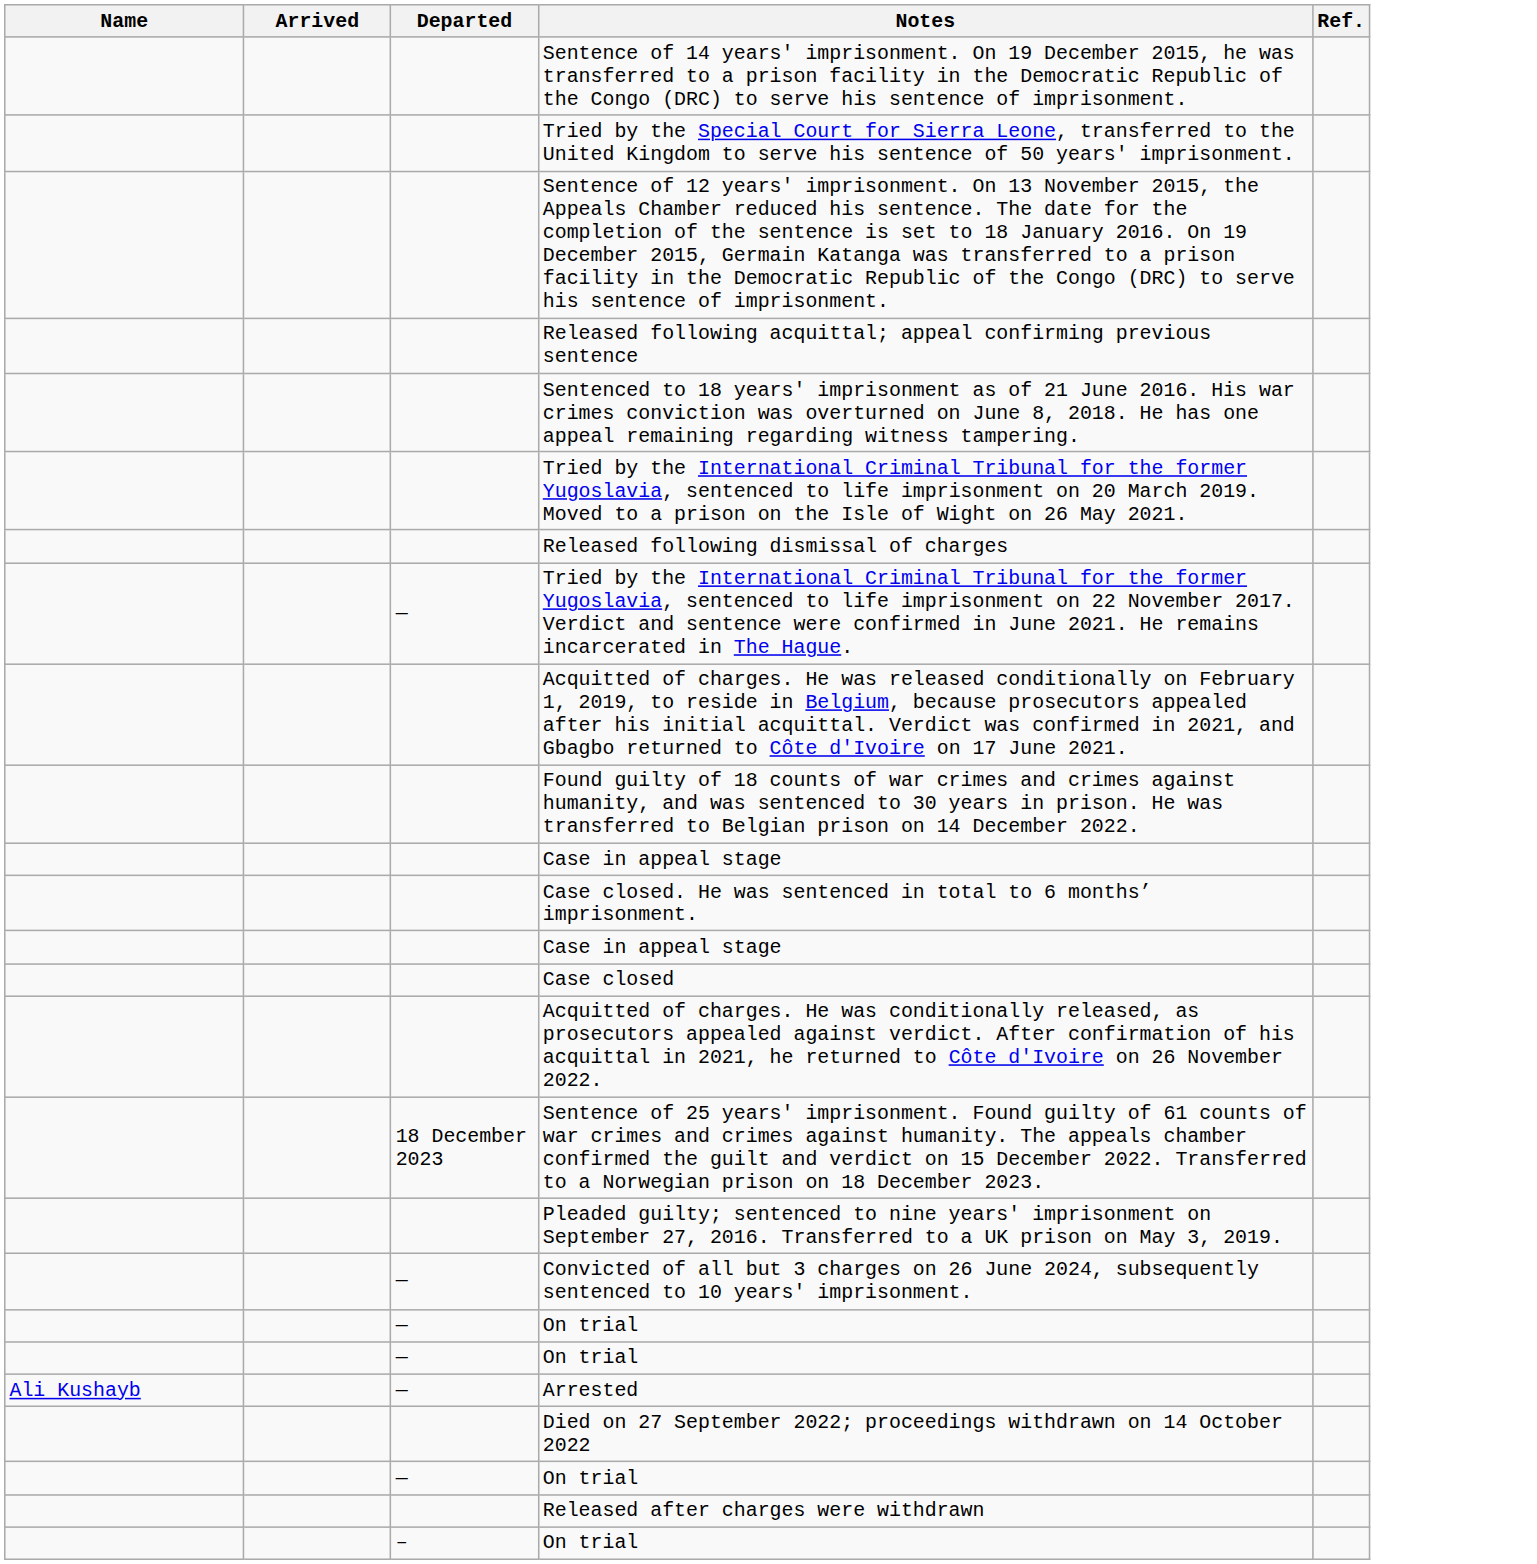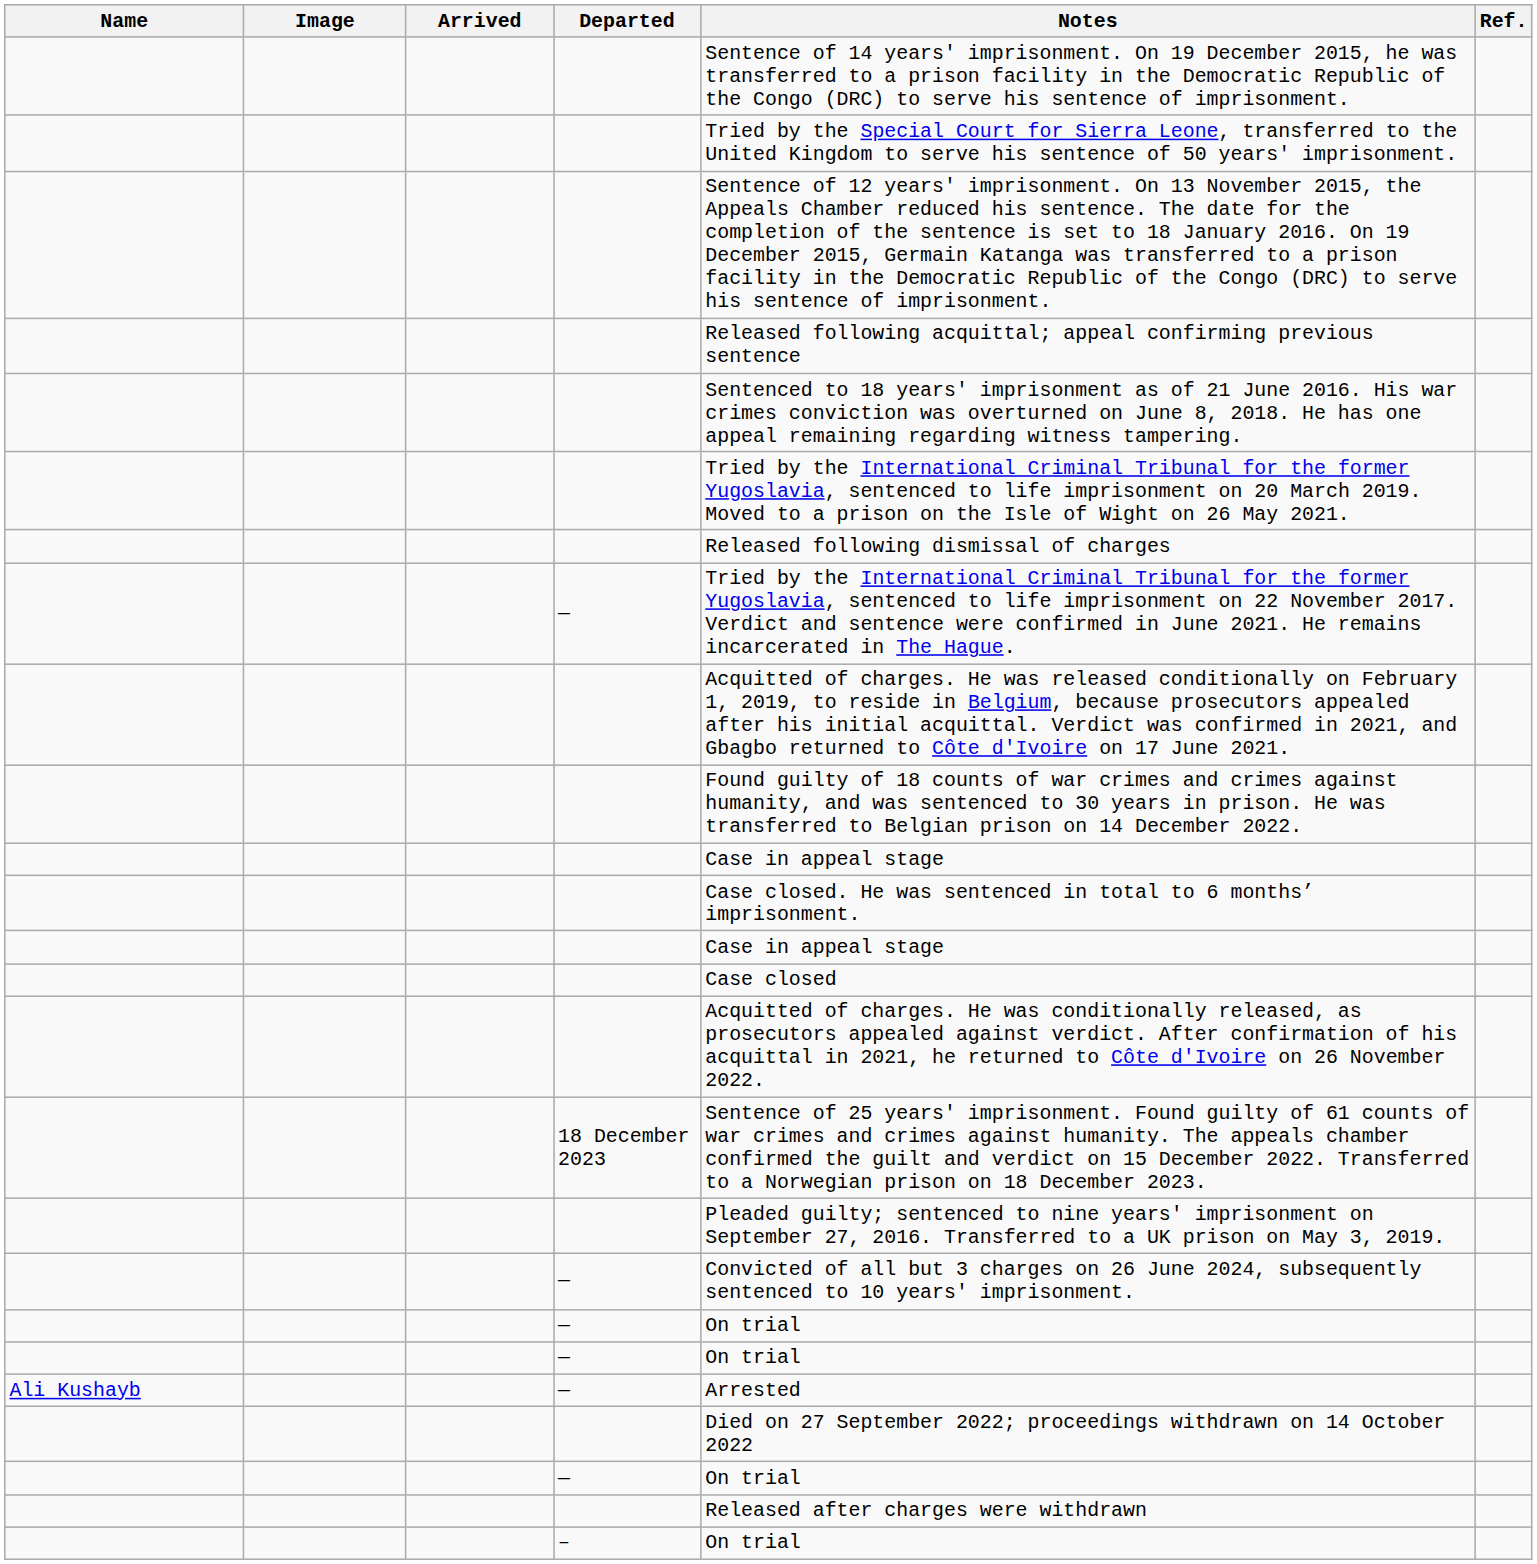+ column: (325, 21)
